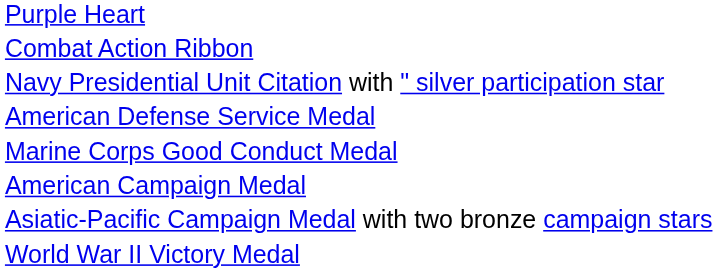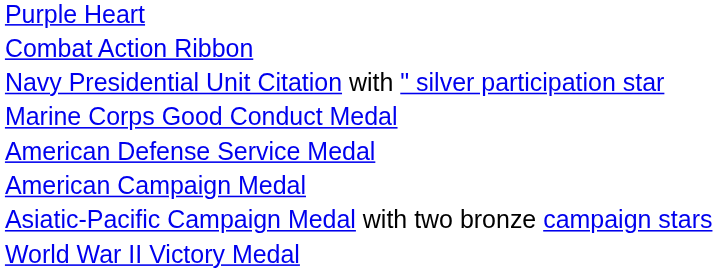rows swapped: (201, 151) <-> (190, 117)
